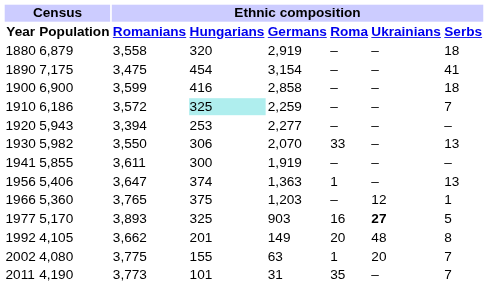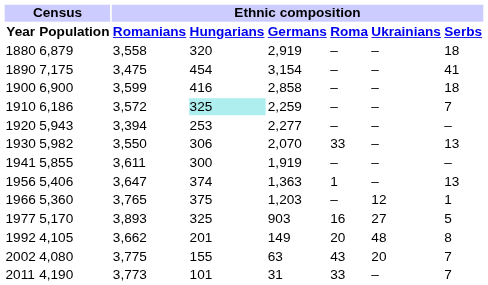(379, 218) bold -> (379, 218) normal
(334, 256) 1 -> (338, 256) 43
(338, 275) 35 -> (338, 275) 33
